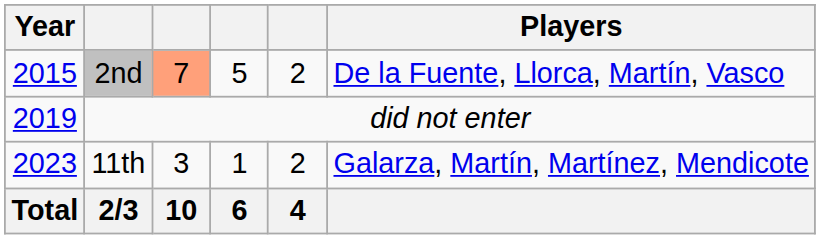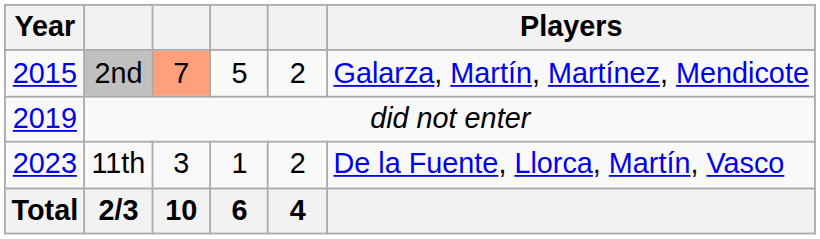(559, 73) De la Fuente, Llorca, Martín, Vasco -> (571, 73) Galarza, Martín, Martínez, Mendicote
(571, 164) Galarza, Martín, Martínez, Mendicote -> (559, 164) De la Fuente, Llorca, Martín, Vasco
